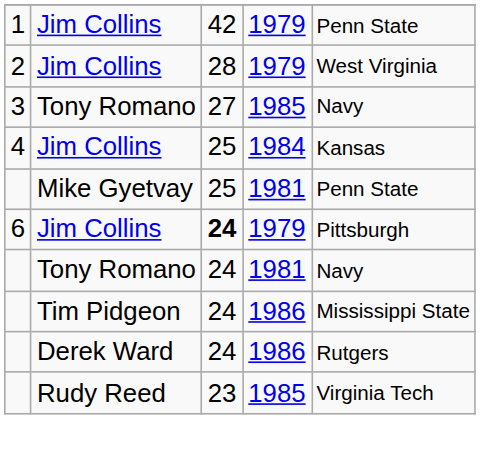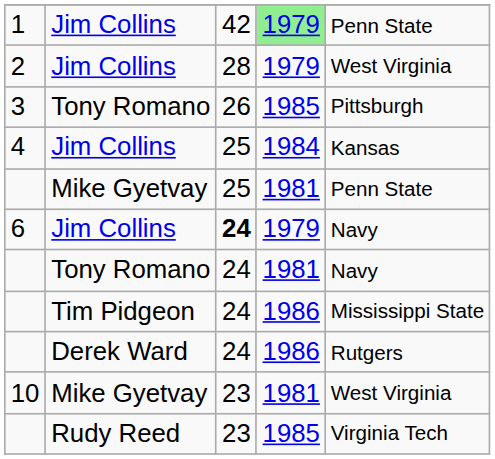(277, 24) no background -> (291, 24) lightgreen background
(222, 106) 27 -> (236, 106) 26
(340, 107) Navy -> (377, 107) Pittsburgh
(363, 230) Pittsburgh -> (354, 230) Navy
+ row: (25, 392)
